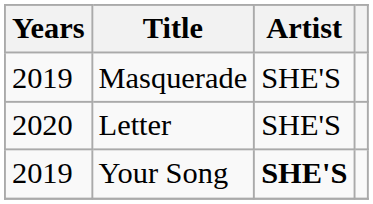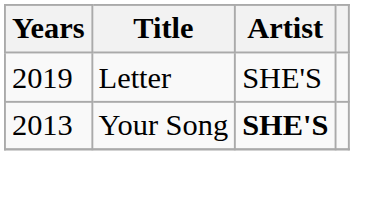- row: (173, 76)
(42, 125) 2020 -> (42, 76) 2019
(42, 173) 2019 -> (42, 125) 2013
